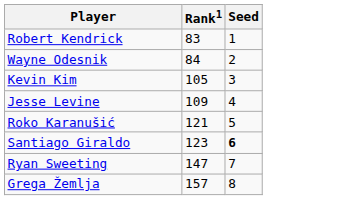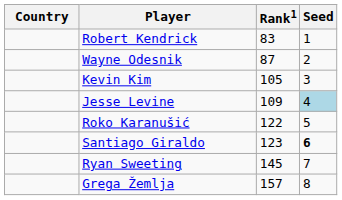+ column: (42, 16)
(193, 60) 84 -> (267, 60) 87
(232, 101) no background -> (307, 101) lightblue background
(197, 122) 121 -> (271, 122) 122
(197, 163) 147 -> (271, 163) 145
